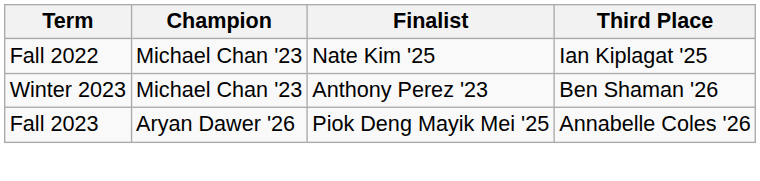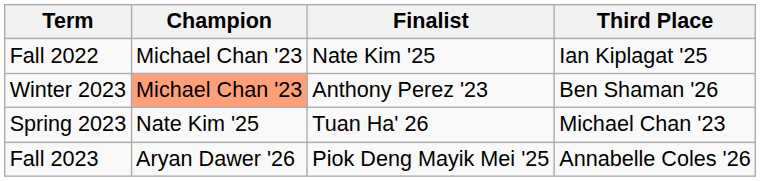(219, 90) no background -> (219, 90) lightsalmon background
+ row: (68, 124)
